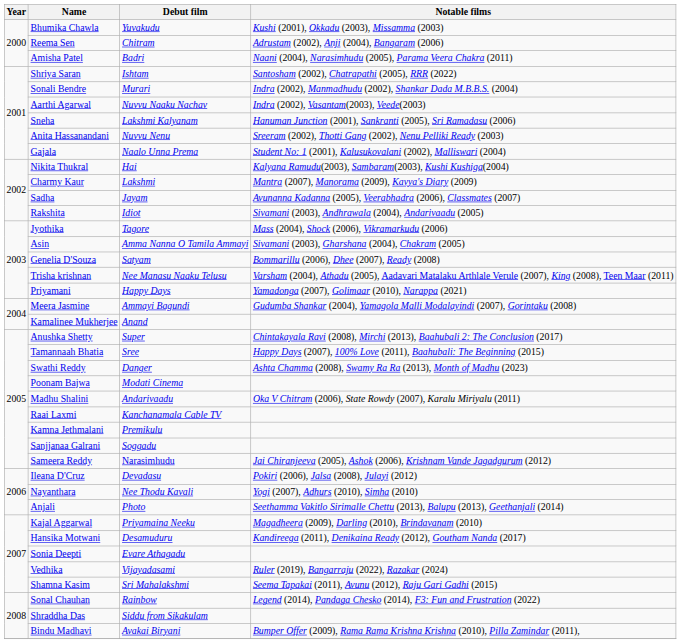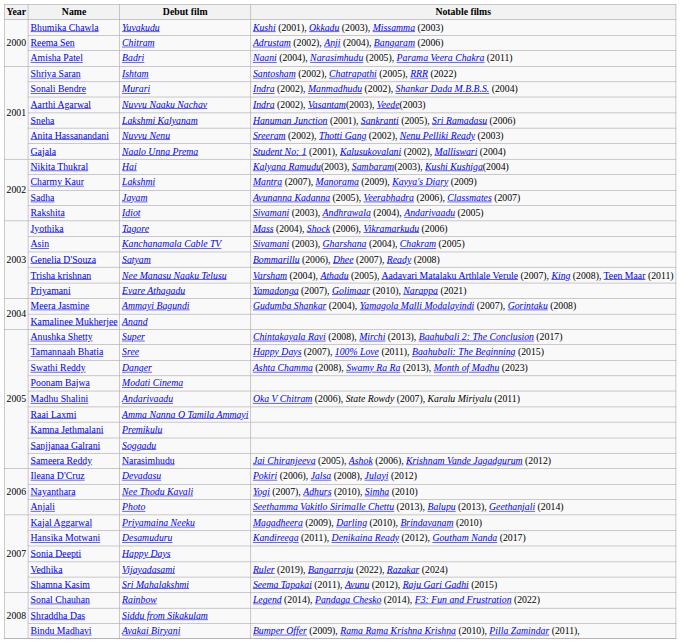(185, 244) Amma Nanna O Tamila Ammayi -> (172, 244) Kanchanamala Cable TV
(146, 290) Happy Days -> (154, 290) Evare Athagadu
(172, 414) Kanchanamala Cable TV -> (185, 414) Amma Nanna O Tamila Ammayi
(154, 553) Evare Athagadu -> (146, 553) Happy Days
